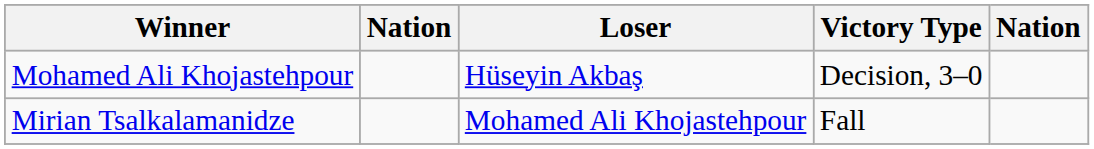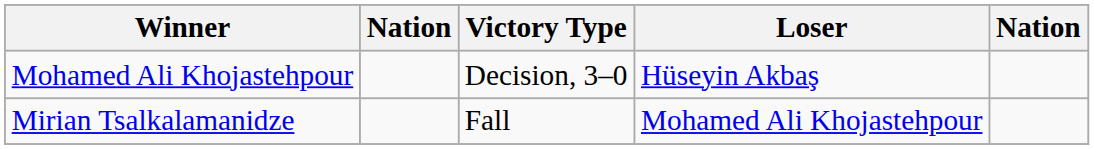columns swapped: (901, 27) <-> (636, 27)
